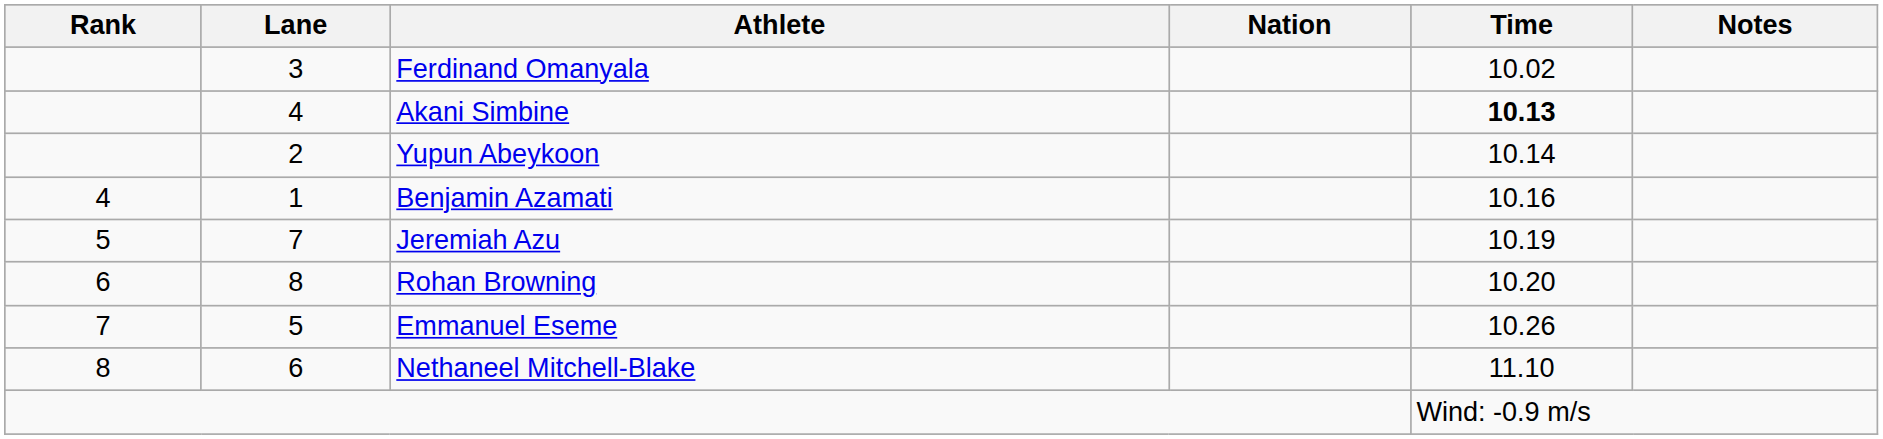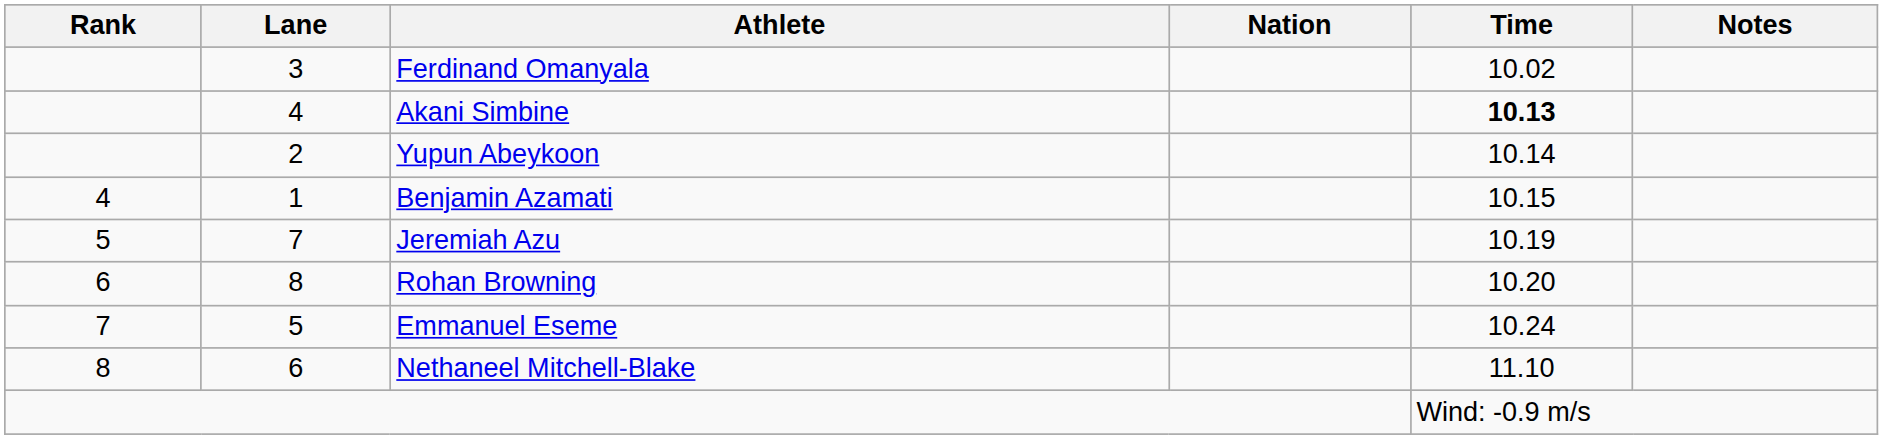(1522, 197) 10.16 -> (1522, 197) 10.15
(1522, 326) 10.26 -> (1522, 326) 10.24
